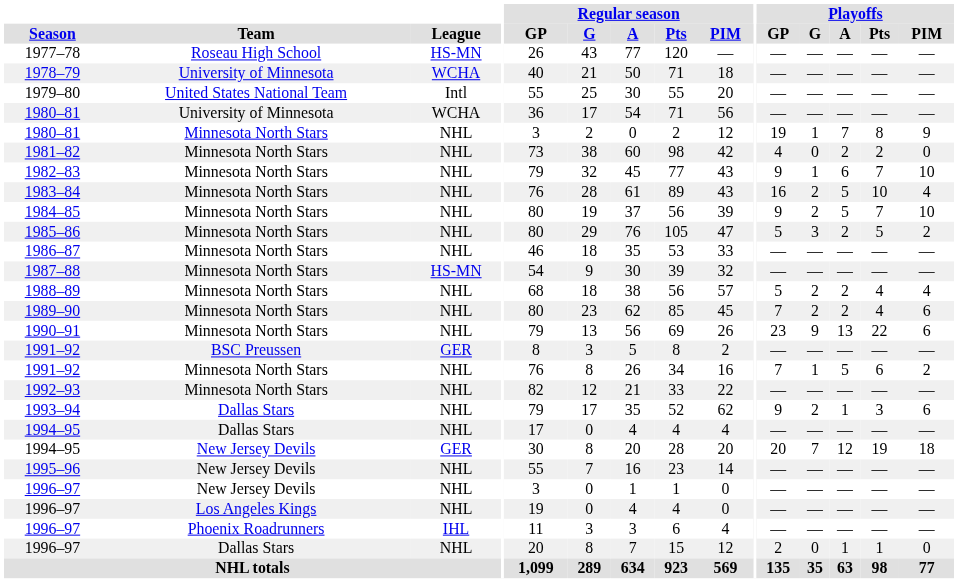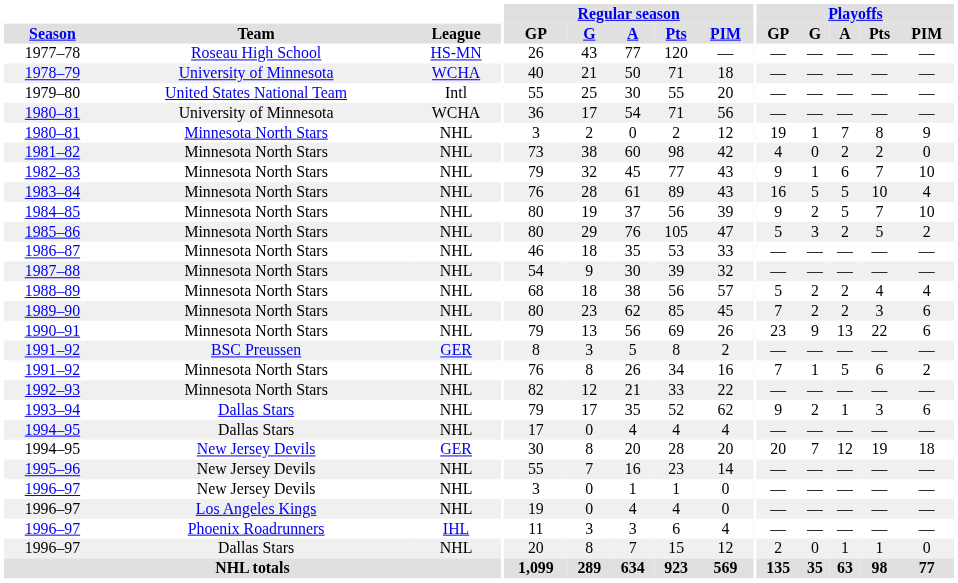(815, 192) 2 -> (815, 192) 5
(456, 271) HS-MN -> (456, 271) NHL
(879, 310) 4 -> (879, 310) 3
